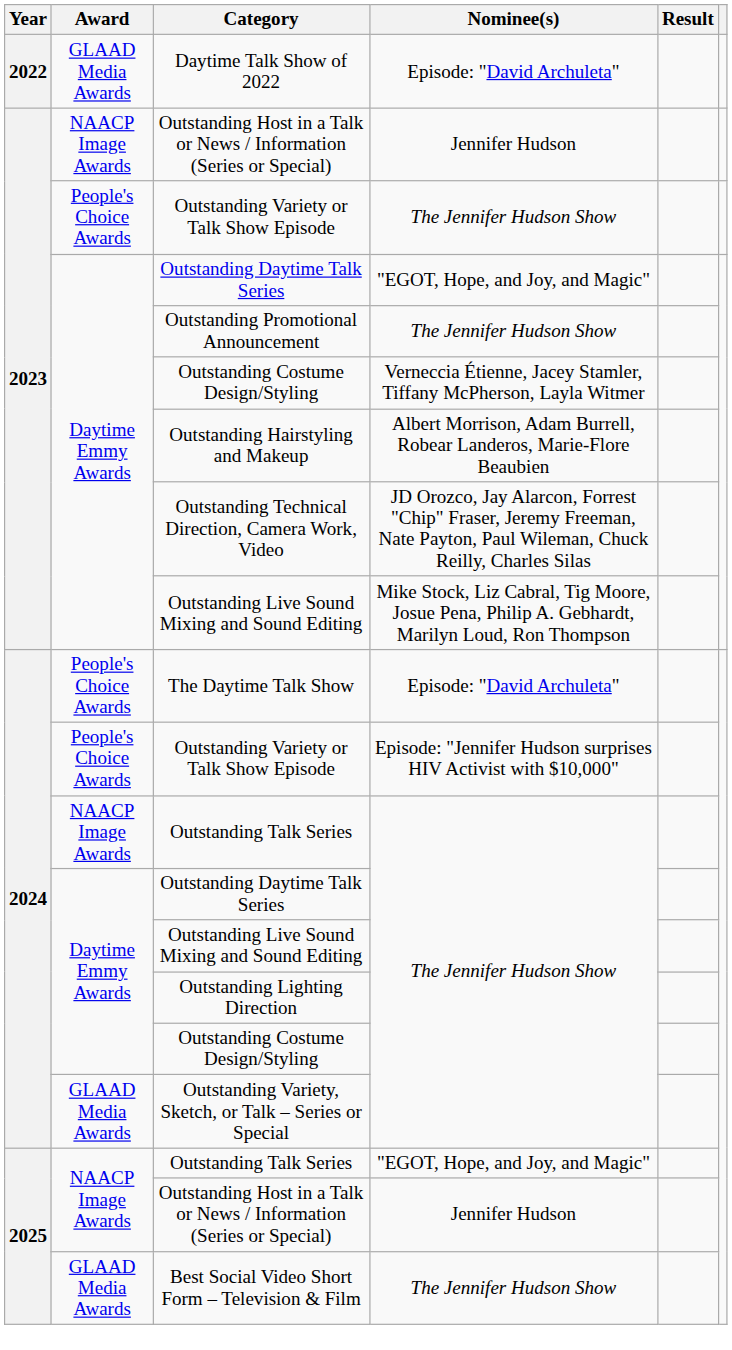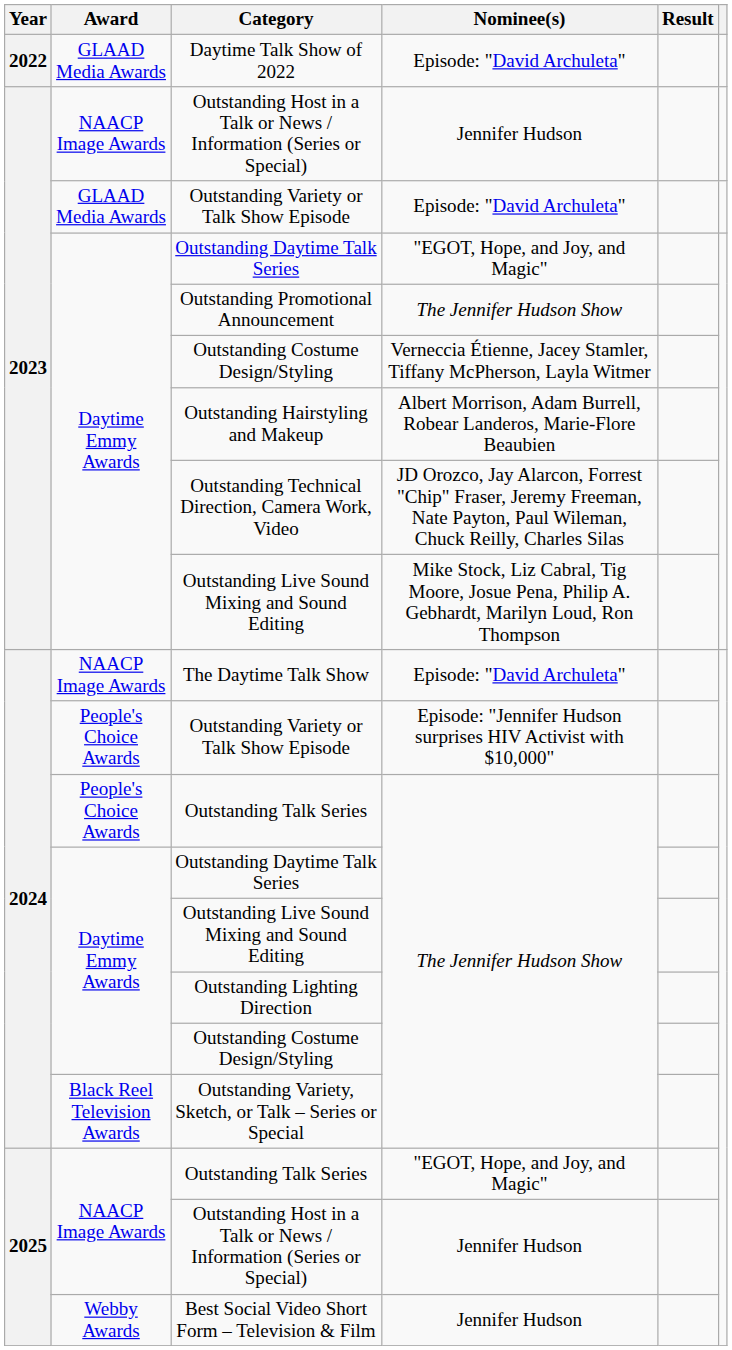(102, 217) People's Choice Awards -> (111, 206) GLAAD Media Awards
(513, 217) The Jennifer Hudson Show -> (519, 206) Episode: "David Archuleta"
(102, 685) People's Choice Awards -> (111, 674) NAACP Image Awards
(102, 831) NAACP Image Awards -> (111, 810) People's Choice Awards
(102, 1111) GLAAD Media Awards -> (111, 1111) Black Reel Television Awards
(102, 1287) GLAAD Media Awards -> (111, 1319) Webby Awards
(513, 1287) The Jennifer Hudson Show -> (519, 1319) Jennifer Hudson
